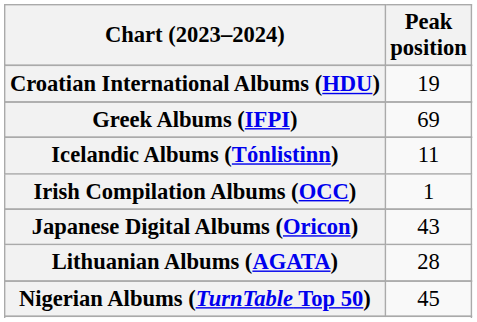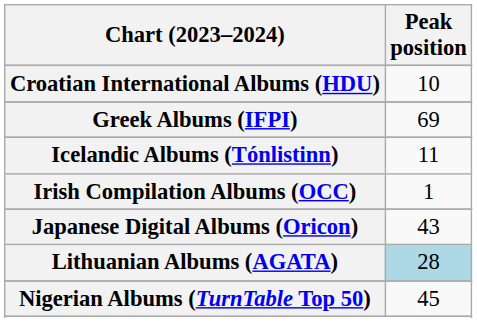(429, 83) 19 -> (429, 83) 10
(429, 262) no background -> (429, 262) lightblue background
